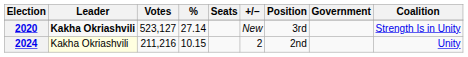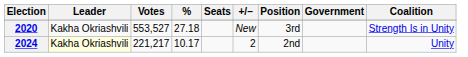(93, 28) bold -> (89, 28) normal
(158, 28) 523,127 -> (151, 28) 553,527
(193, 28) 27.14 -> (187, 28) 27.18
(158, 44) 211,216 -> (151, 44) 221,217
(193, 44) 10.15 -> (187, 44) 10.17
